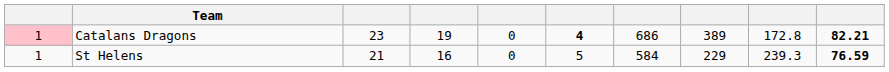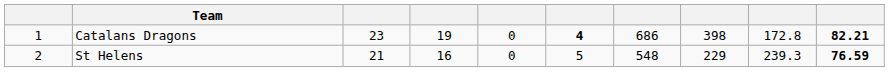(38, 35) pink background -> (38, 35) no background
(715, 35) 389 -> (715, 35) 398
(38, 56) 1 -> (38, 56) 2
(647, 56) 584 -> (647, 56) 548
